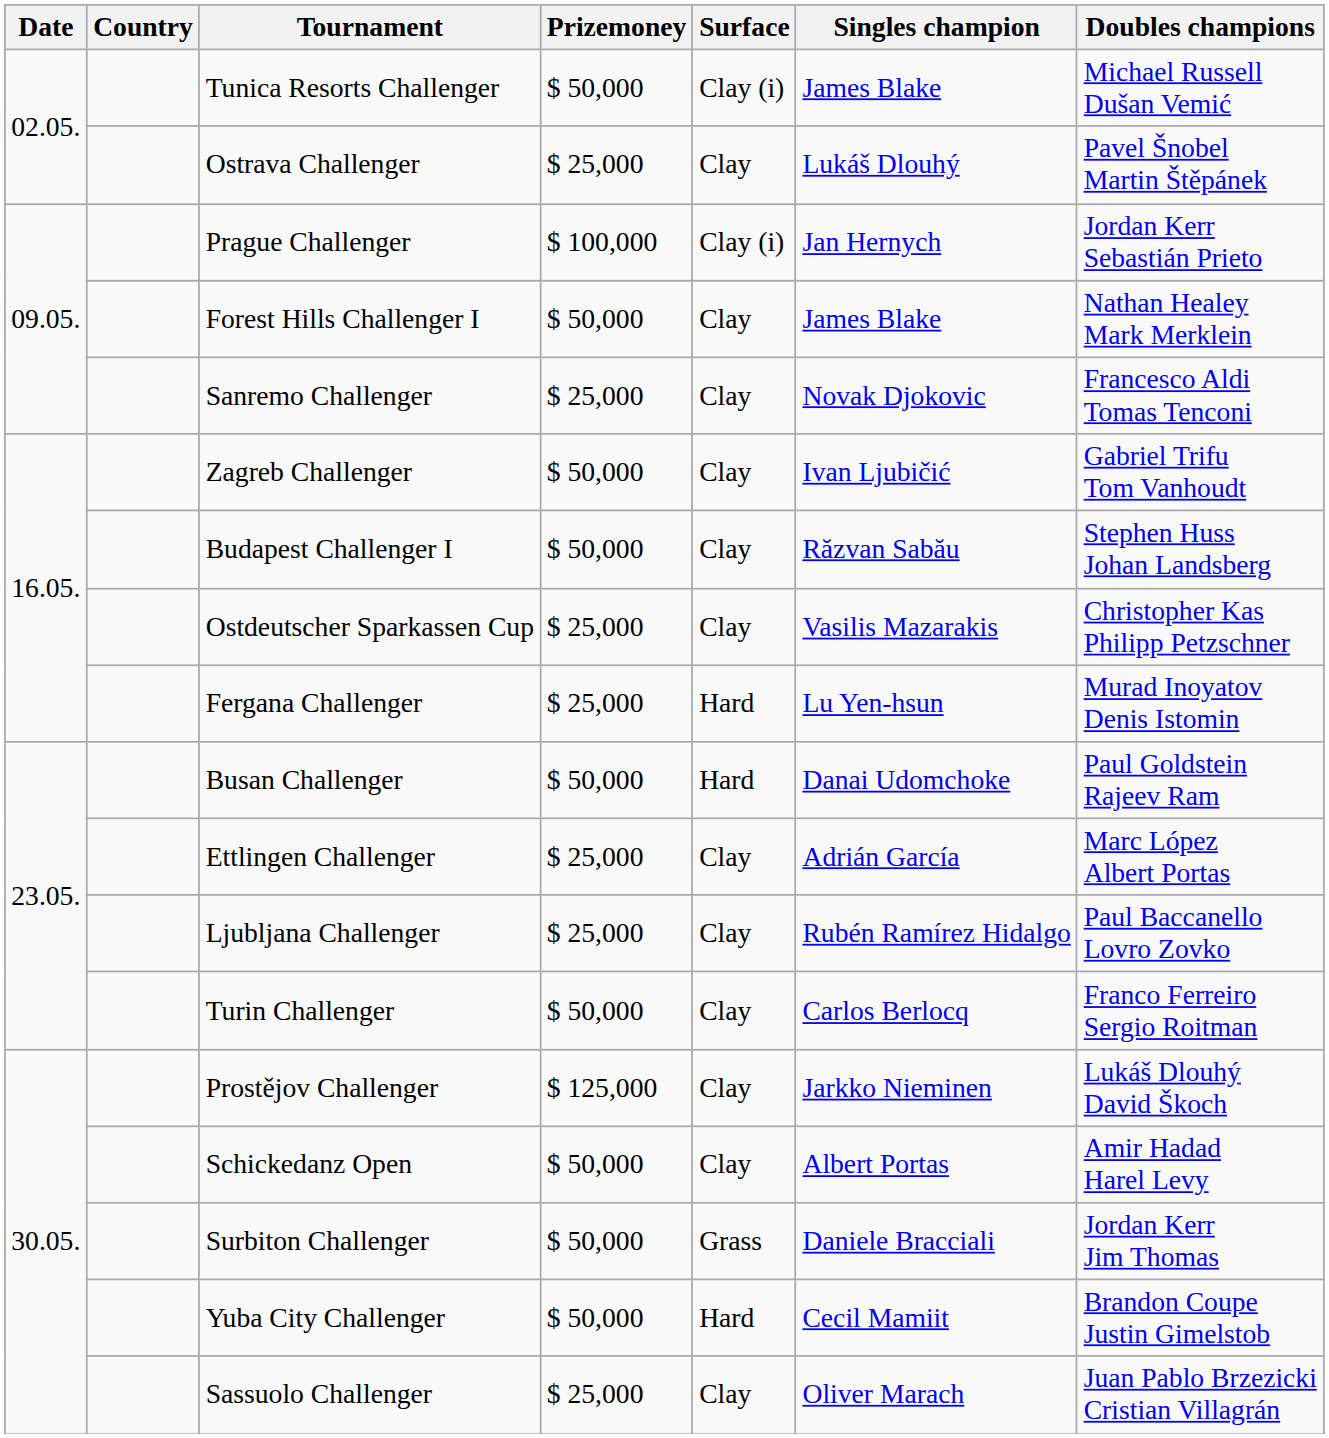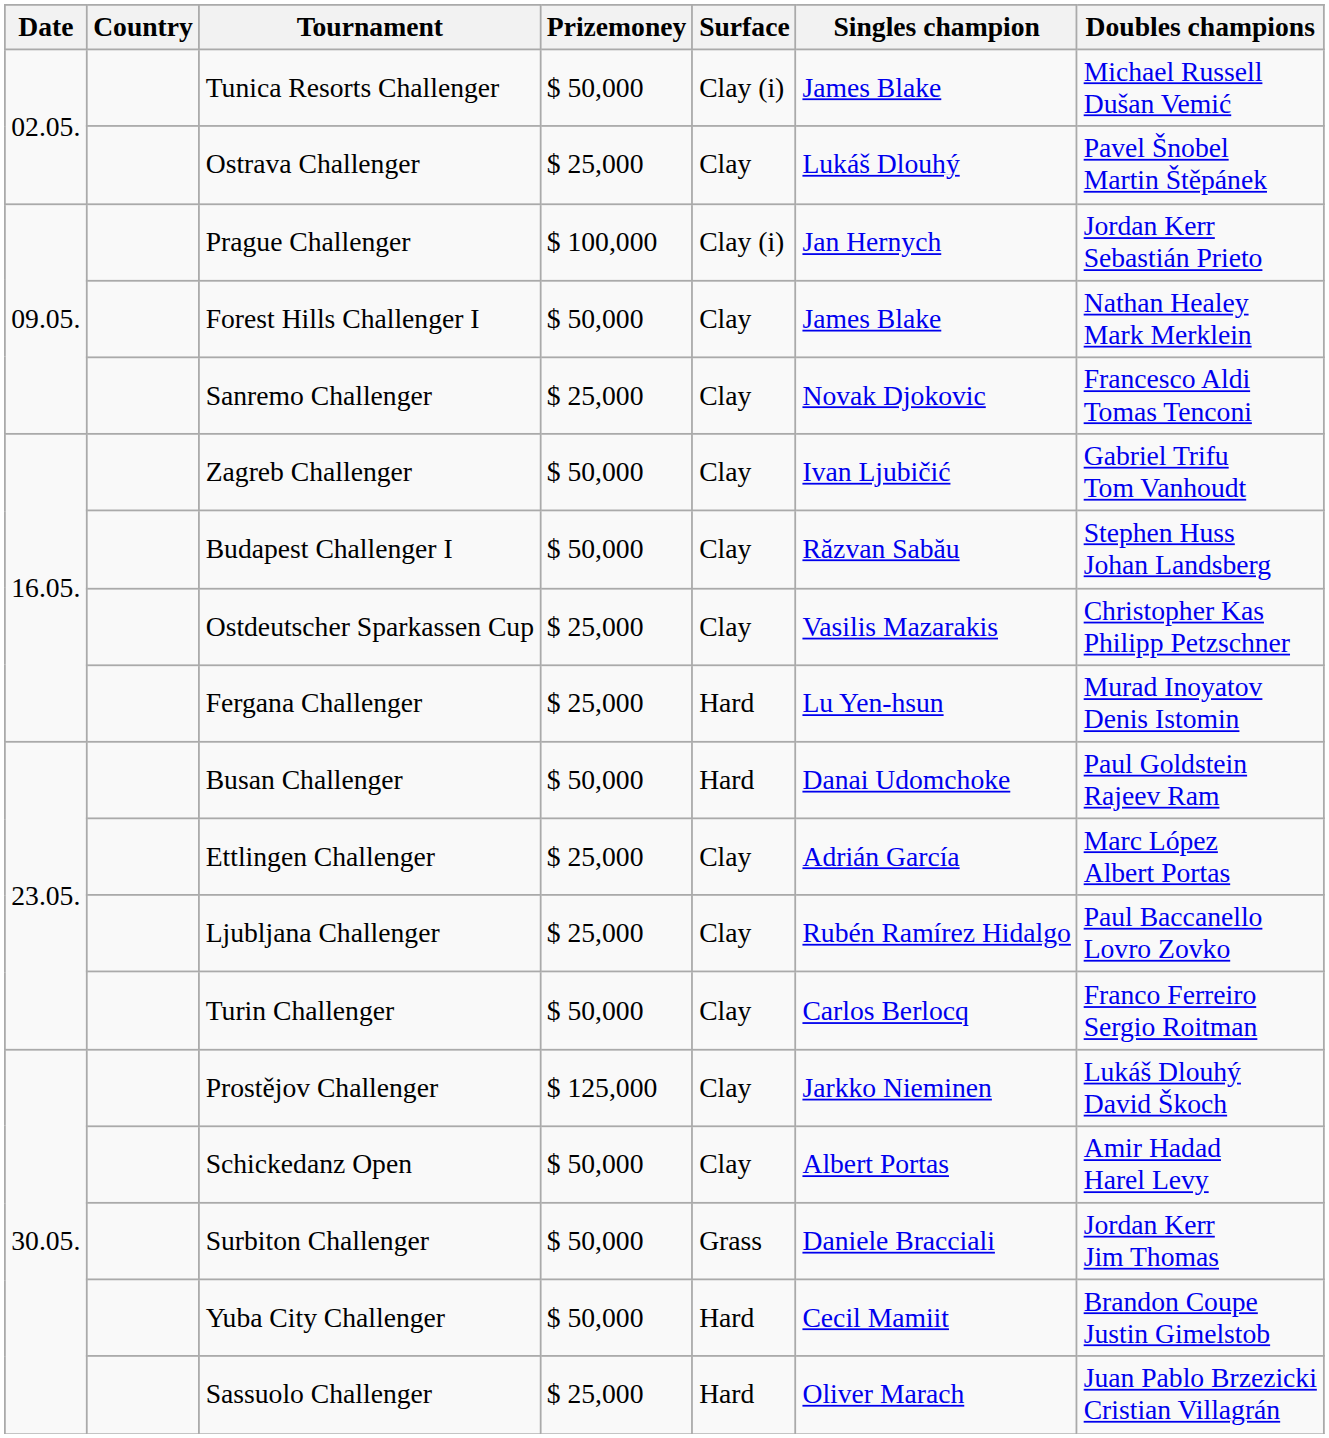(725, 1394) Clay -> (727, 1394) Hard
